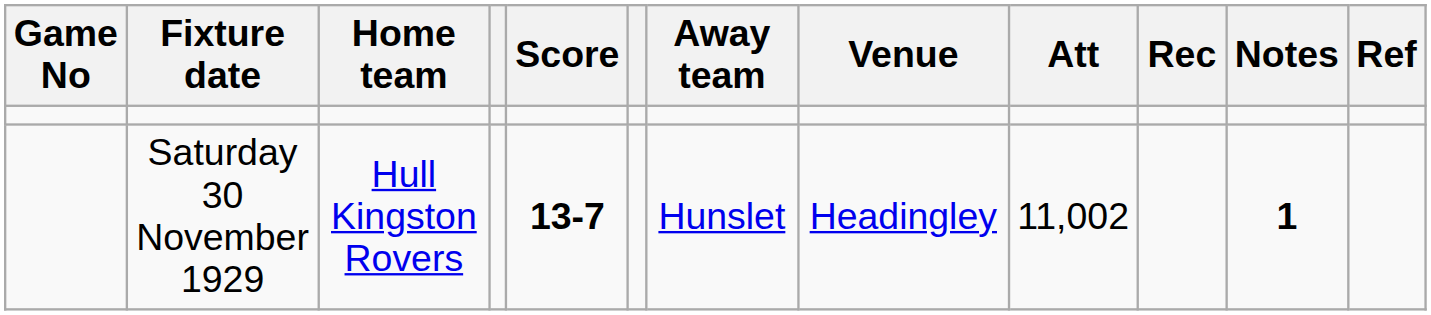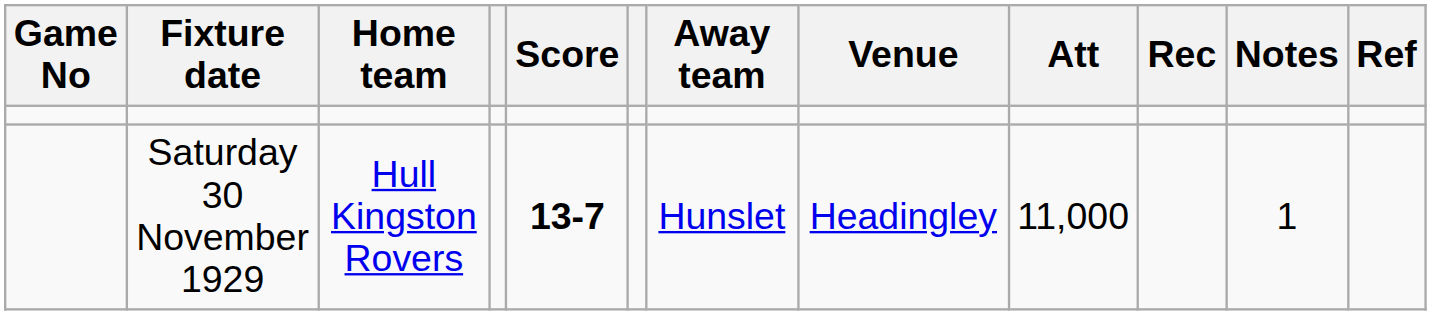(1073, 216) 11,002 -> (1073, 216) 11,000
(1287, 216) bold -> (1287, 216) normal
